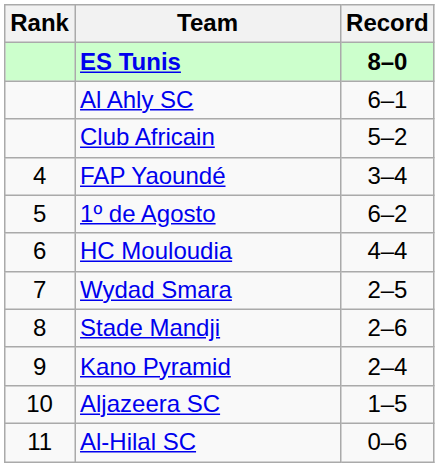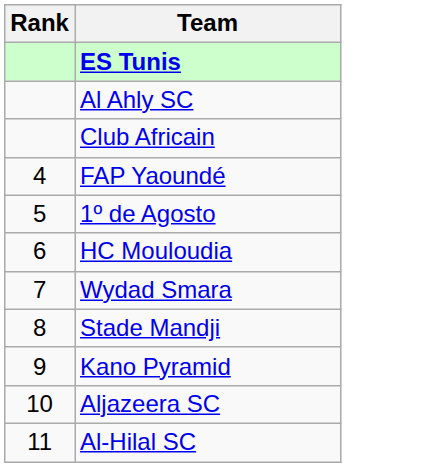- column: (387, 23)
